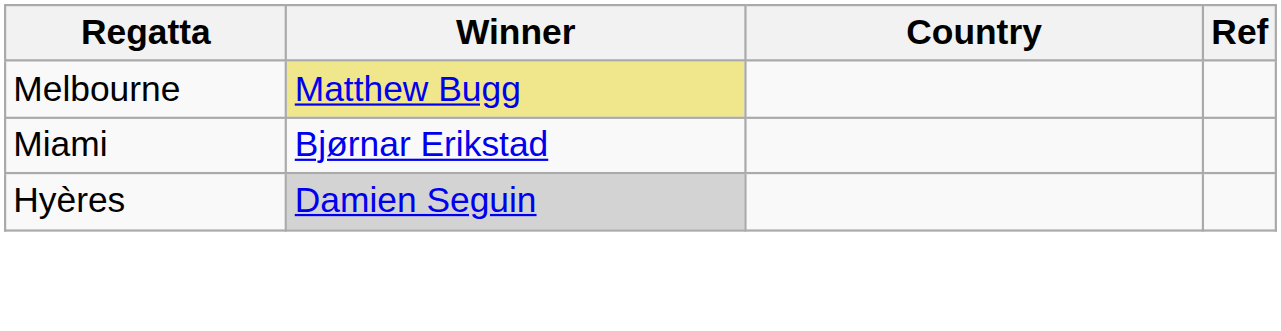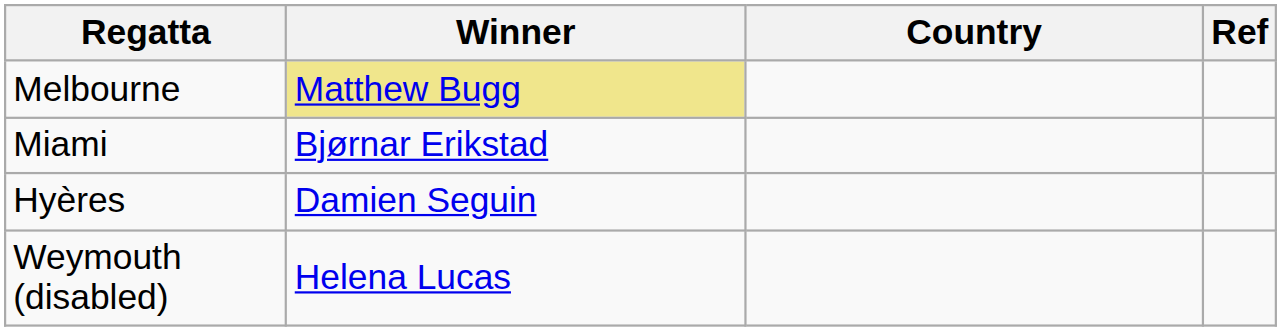(416, 200) lightgrey background -> (416, 200) no background
+ row: (97, 276)
